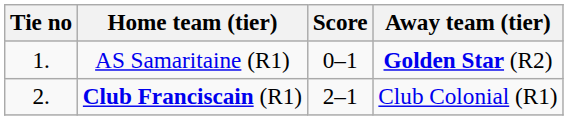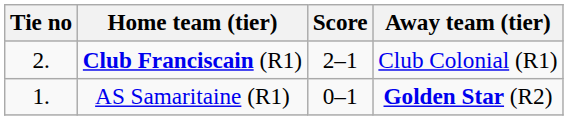rows swapped: (192, 59) <-> (192, 96)
